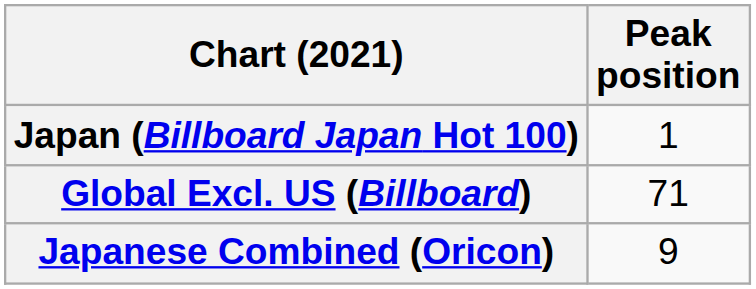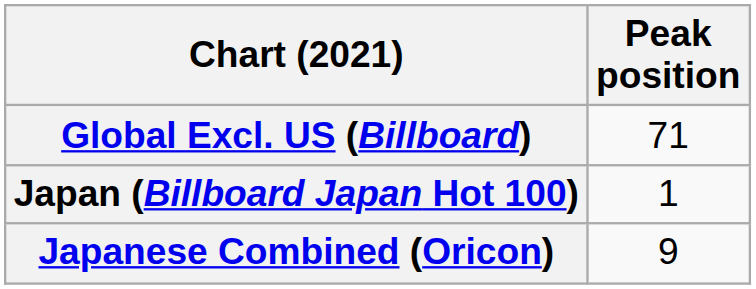rows swapped: (296, 193) <-> (296, 134)
